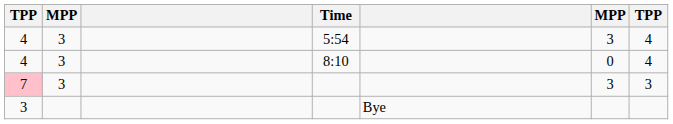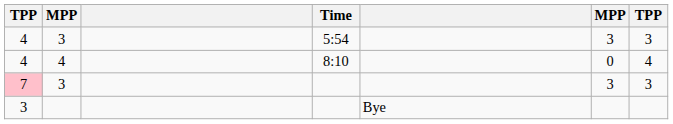(648, 38) 4 -> (648, 38) 3
(62, 61) 3 -> (62, 61) 4
